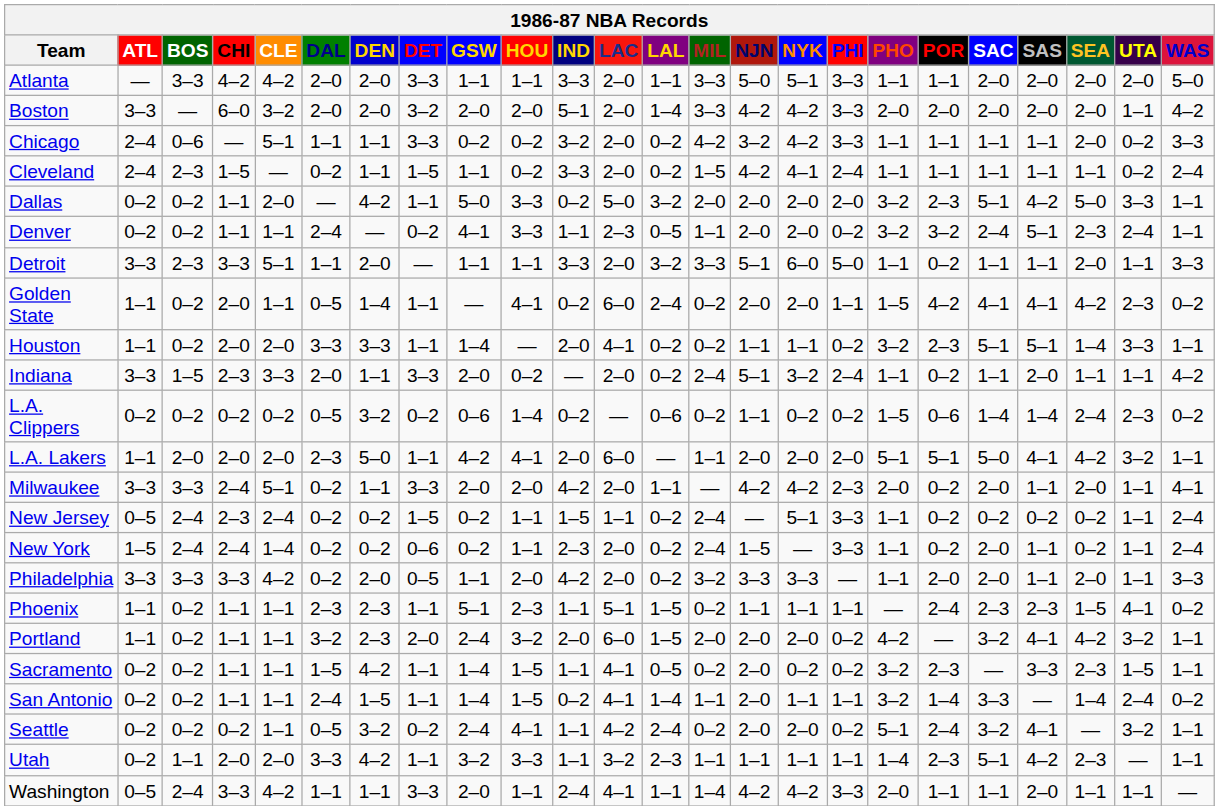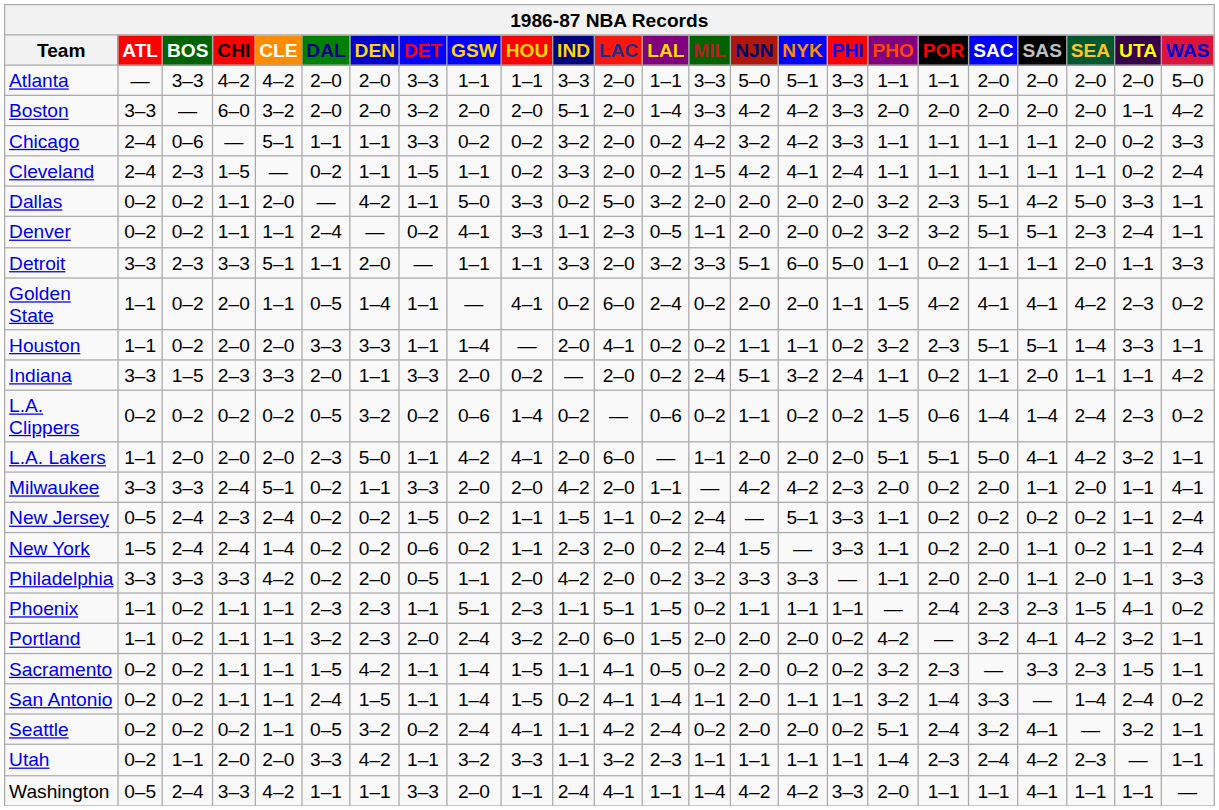(993, 232) 2–4 -> (993, 232) 5–1
(993, 760) 5–1 -> (993, 760) 2–4
(1042, 790) 2–0 -> (1042, 790) 4–1
